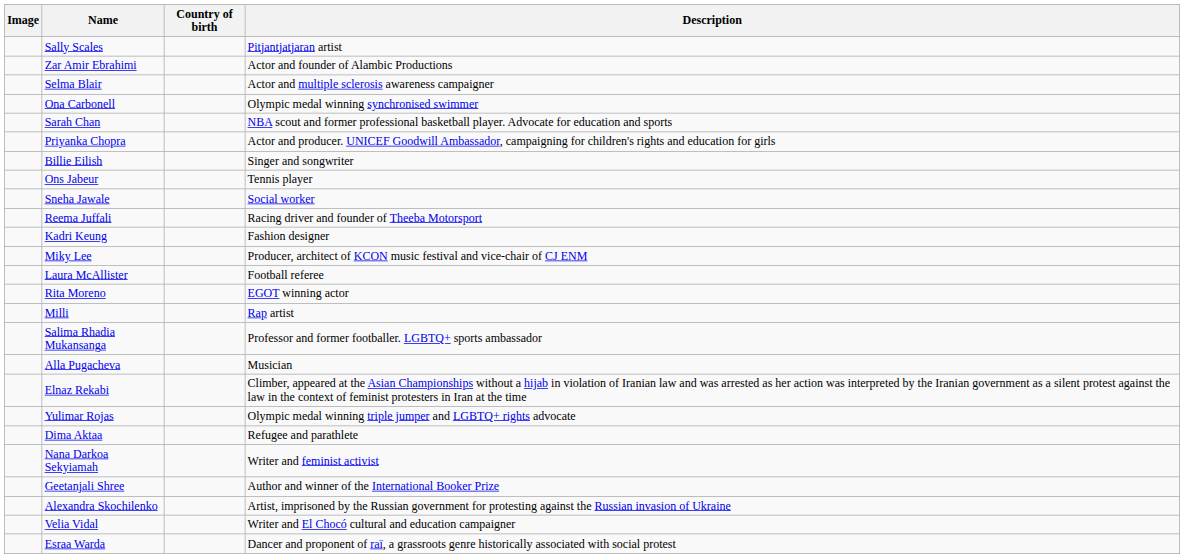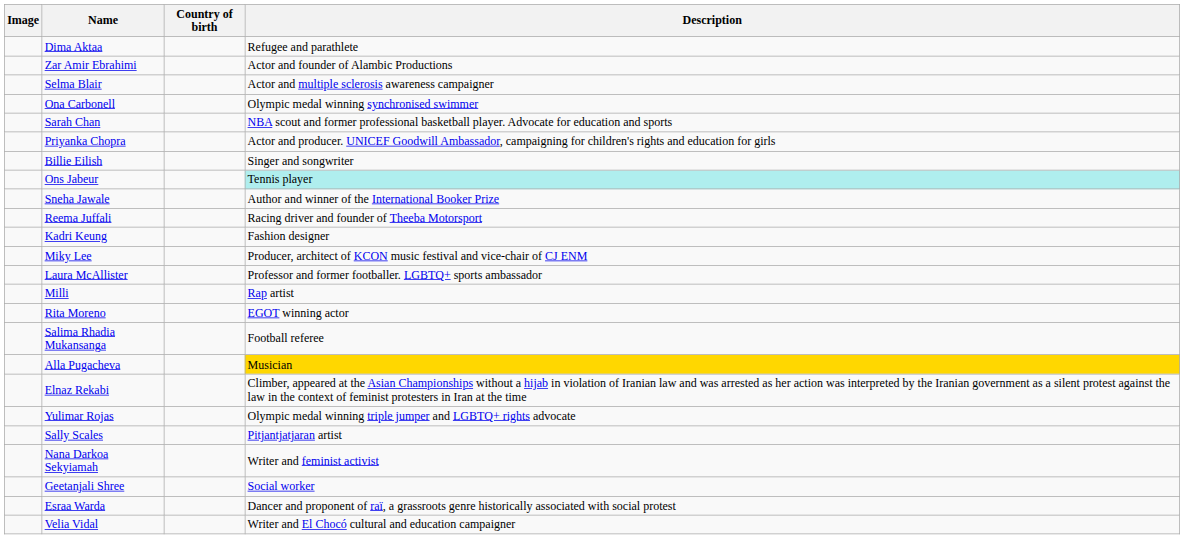rows swapped: (73, 435) <-> (74, 46)
(280, 179) no background -> (280, 179) paleturquoise background
(281, 198) Social worker -> (373, 198) Author and winner of the International Booker Prize
(286, 274) Football referee -> (395, 274) Professor and former footballer. LGBTQ+ sports ambassador
rows swapped: (57, 312) <-> (75, 293)
(395, 338) Professor and former footballer. LGBTQ+ sports ambassador -> (286, 338) Football referee
(270, 364) no background -> (270, 364) gold background
(373, 486) Author and winner of the International Booker Prize -> (281, 486) Social worker
- row: (101, 505)
rows swapped: (71, 524) <-> (75, 543)
